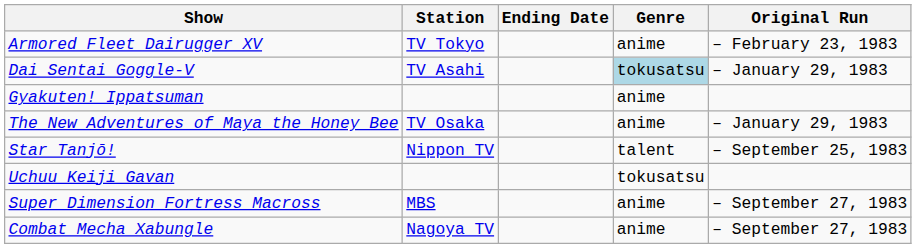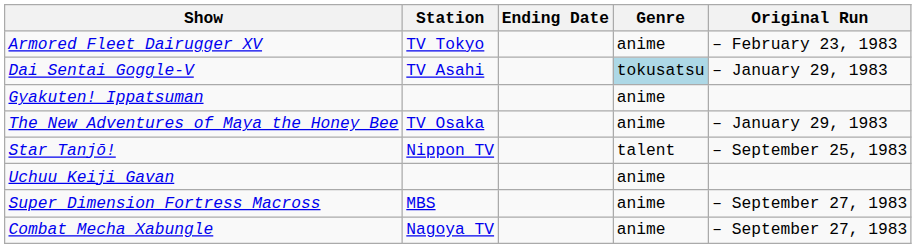(661, 177) tokusatsu -> (641, 177) anime
